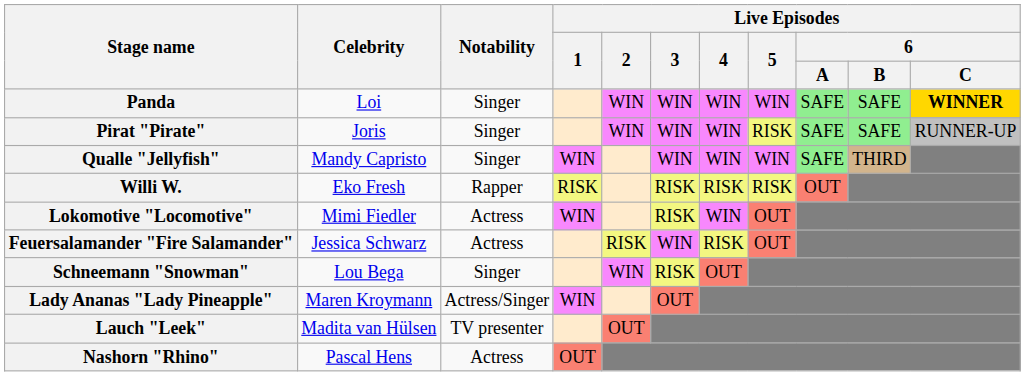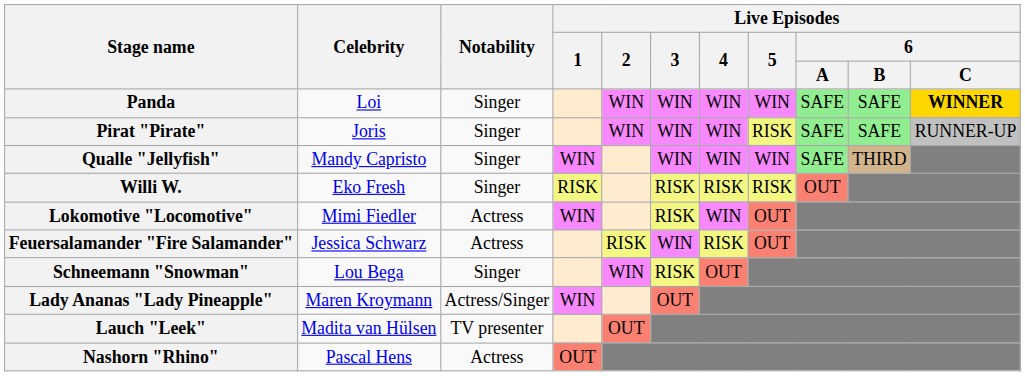(497, 187) Rapper -> (497, 187) Singer
